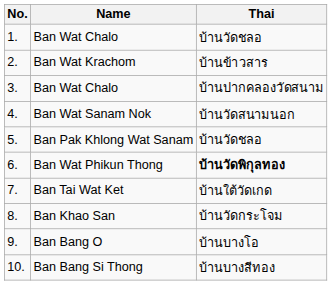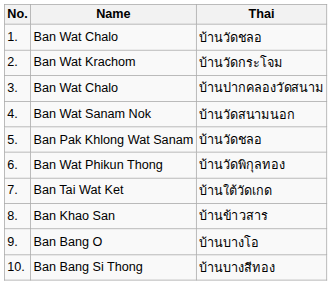(233, 63) บ้านข้าวสาร -> (241, 63) บ้านวัดกระโจม
(242, 165) bold -> (242, 165) normal
(241, 216) บ้านวัดกระโจม -> (233, 216) บ้านข้าวสาร
